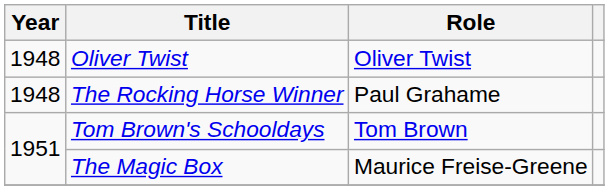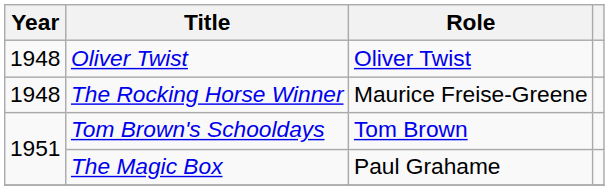(427, 94) Paul Grahame -> (471, 94) Maurice Freise-Greene
(471, 166) Maurice Freise-Greene -> (427, 166) Paul Grahame
